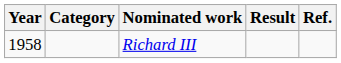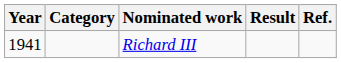(25, 44) 1958 -> (25, 44) 1941
